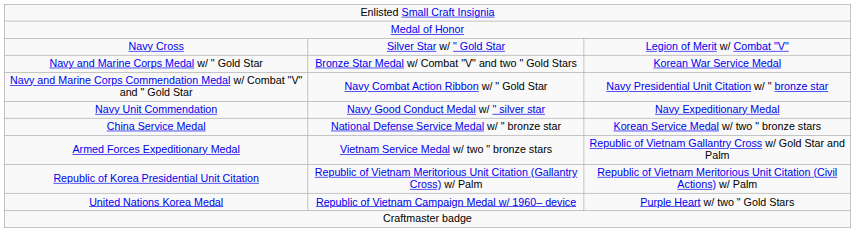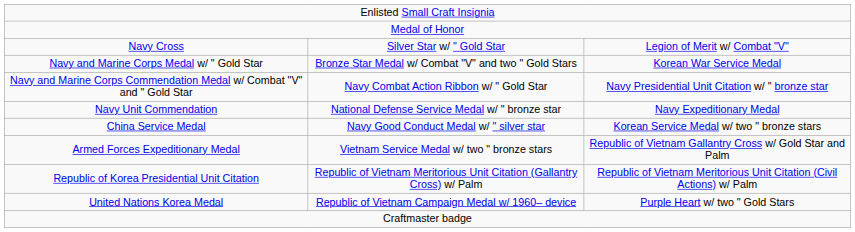(446, 110) Navy Good Conduct Medal w/ " silver star -> (446, 110) National Defense Service Medal w/ " bronze star
(446, 127) National Defense Service Medal w/ " bronze star -> (446, 127) Navy Good Conduct Medal w/ " silver star
